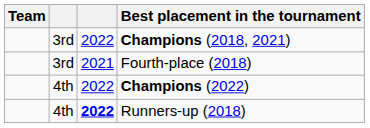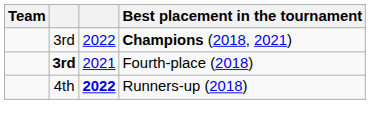(63, 63) normal -> (64, 63) bold
- row: (185, 87)
